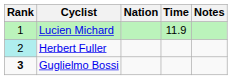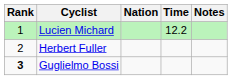(176, 30) 11.9 -> (176, 30) 12.2
(20, 48) paleturquoise background -> (20, 48) no background
